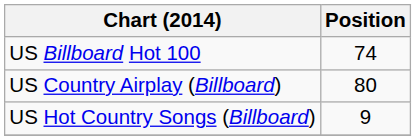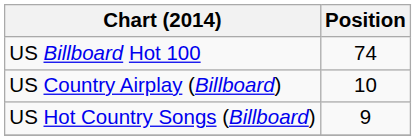(365, 85) 80 -> (365, 85) 10
